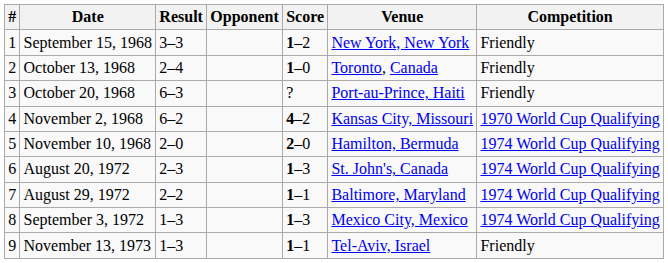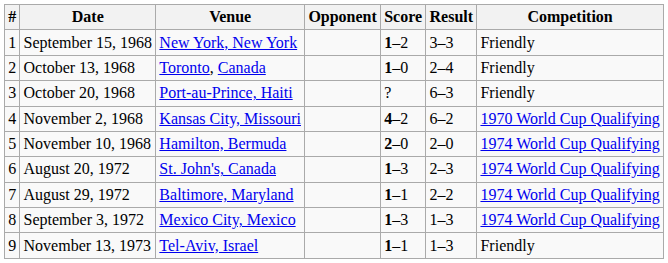columns swapped: (402, 17) <-> (181, 17)
